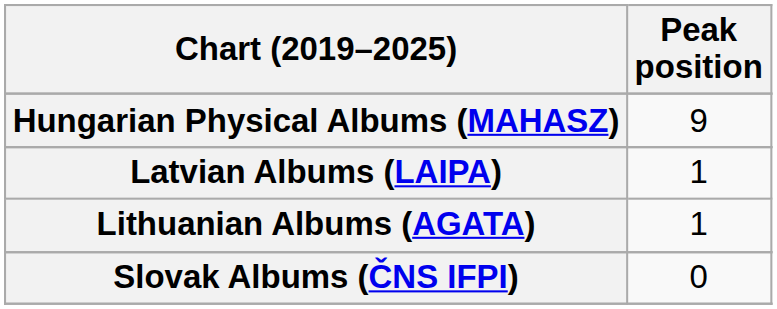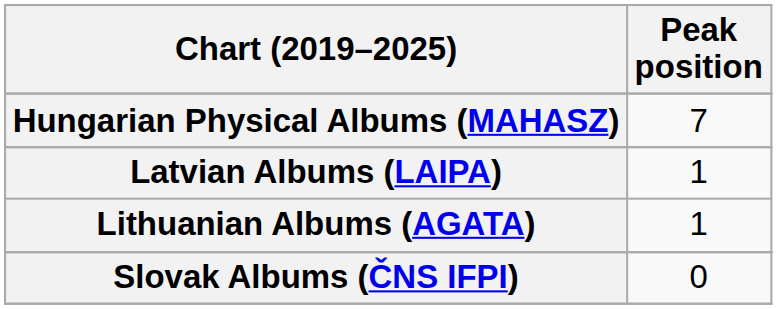(699, 119) 9 -> (699, 119) 7
